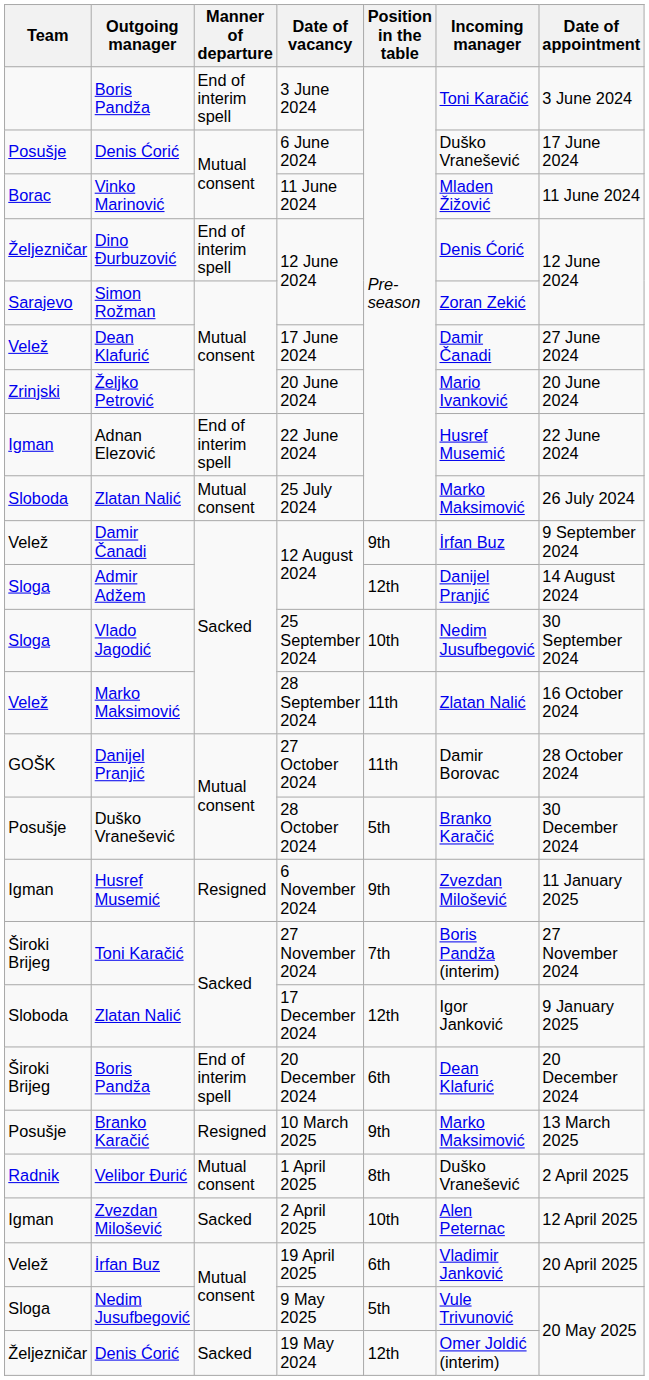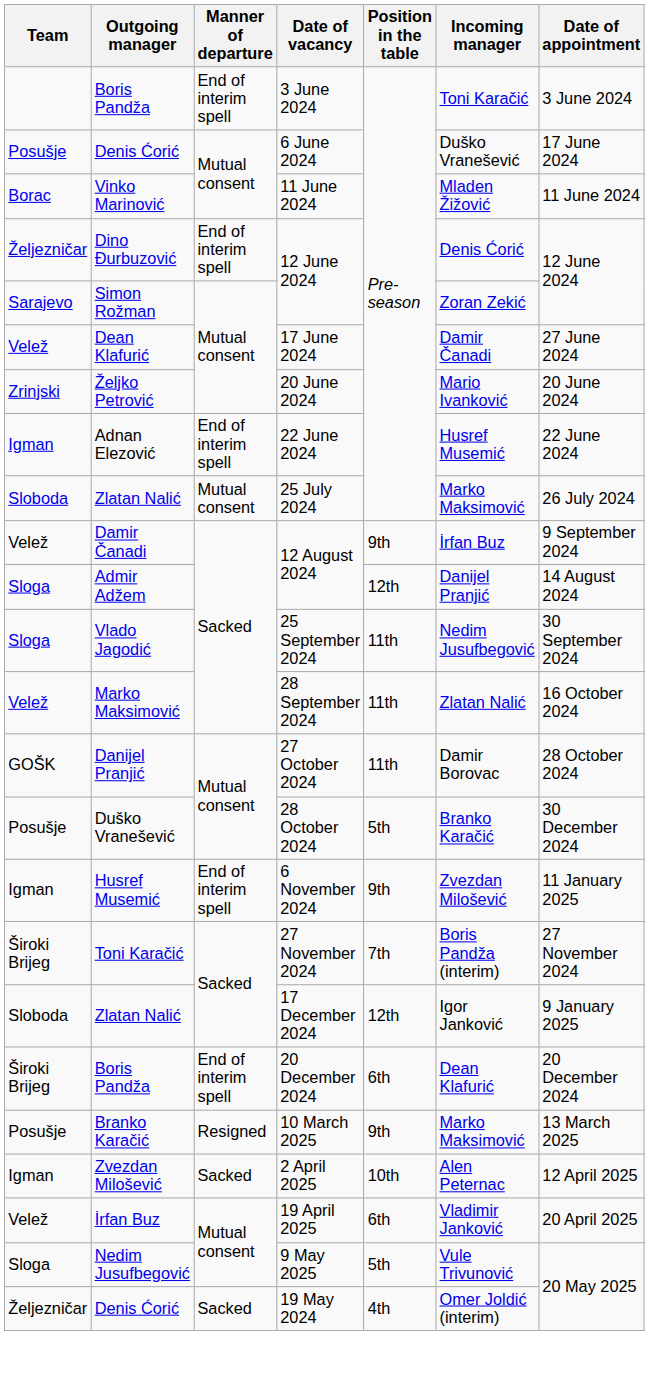(384, 640) 10th -> (383, 640) 11th
(232, 890) Resigned -> (222, 890) End of interim spell
- row: (141, 1176)
(384, 1353) 12th -> (379, 1308) 4th
